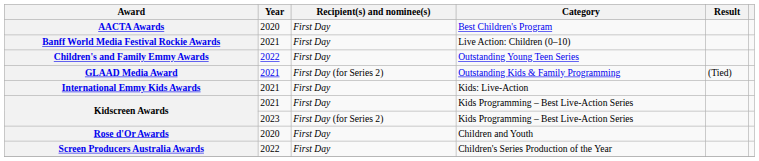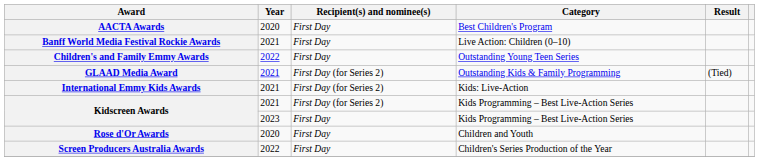(312, 88) First Day -> (338, 88) First Day (for Series 2)
(312, 103) First Day -> (338, 103) First Day (for Series 2)
(338, 118) First Day (for Series 2) -> (312, 118) First Day
